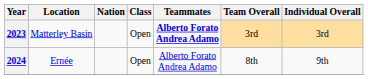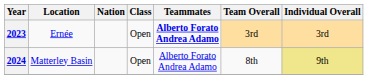(61, 33) Matterley Basin -> (61, 33) Ernée
(61, 60) Ernée -> (61, 60) Matterley Basin
(322, 60) no background -> (322, 60) khaki background
